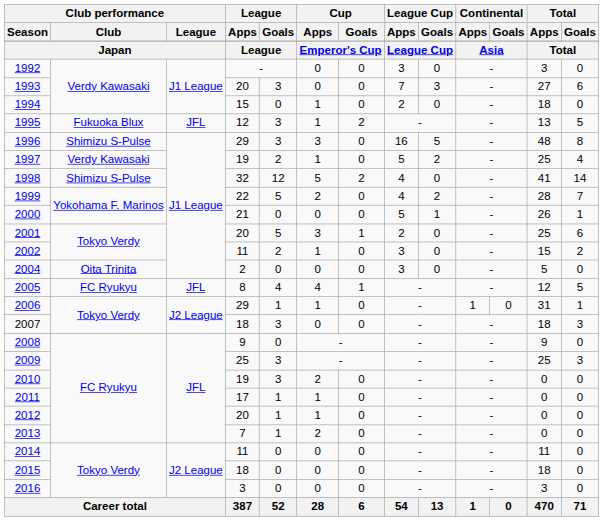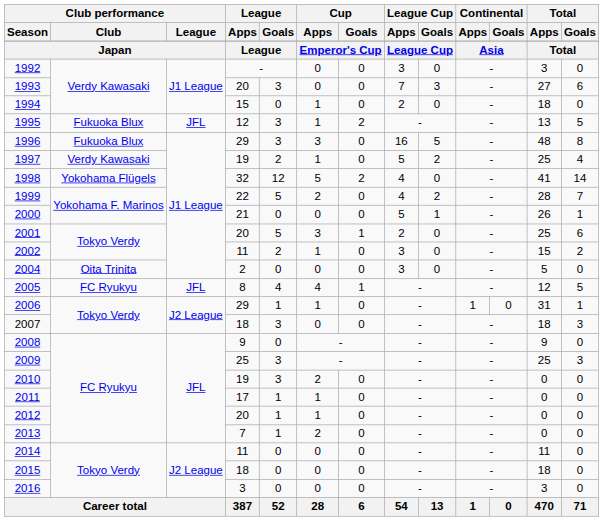(108, 141) Shimizu S-Pulse -> (108, 141) Fukuoka Blux
(108, 178) Shimizu S-Pulse -> (108, 178) Yokohama Flügels
